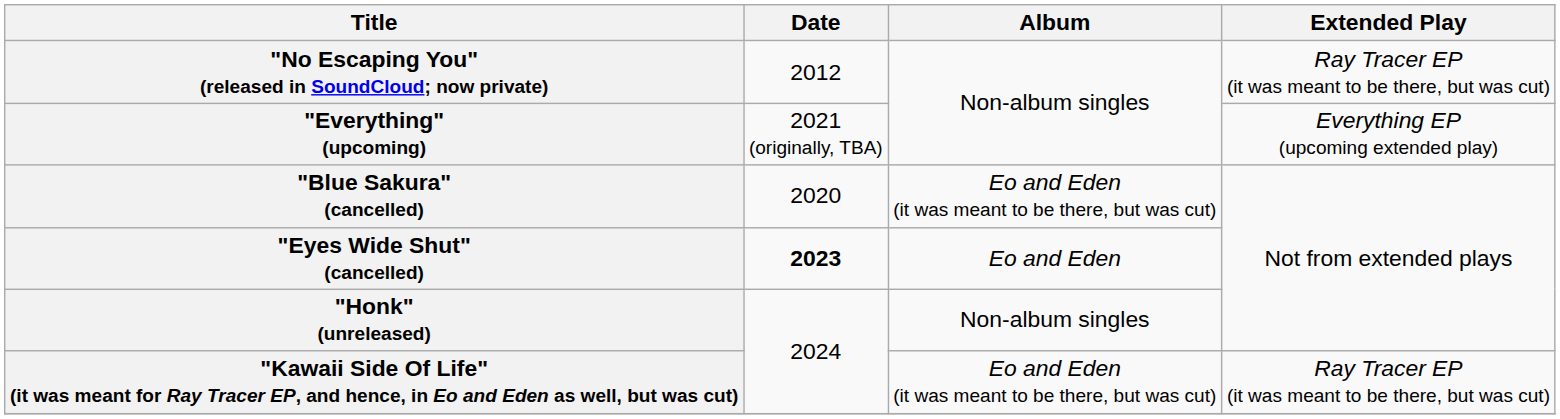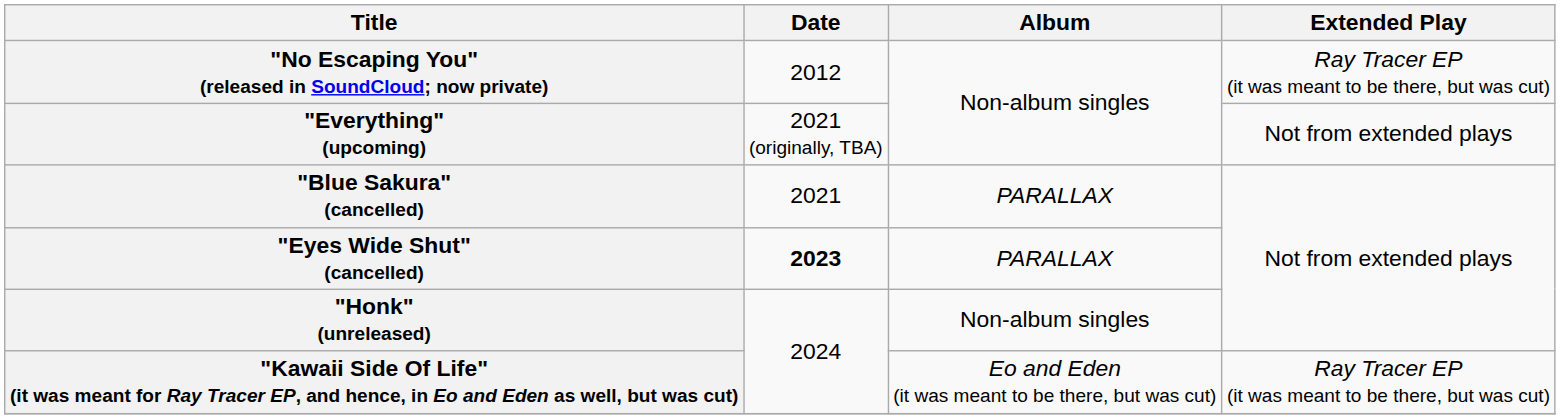(1388, 133) Everything EP (upcoming extended play) -> (1388, 133) Not from extended plays
(816, 195) 2020 -> (816, 195) 2021
(1055, 195) Eo and Eden (it was meant to be there, but was cut) -> (1055, 195) PARALLAX
(1055, 257) Eo and Eden -> (1055, 257) PARALLAX
